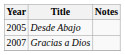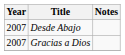(16, 27) 2005 -> (16, 27) 2007
